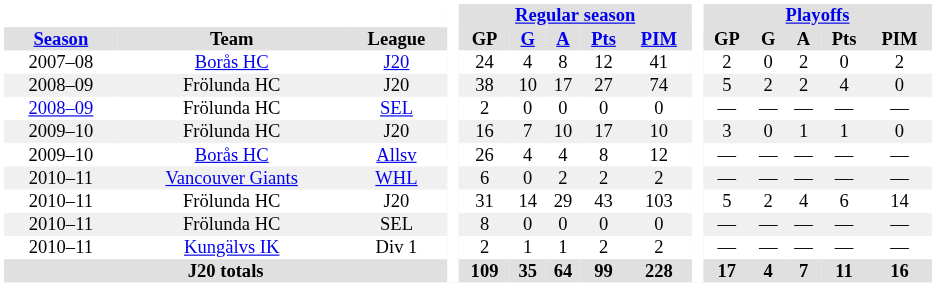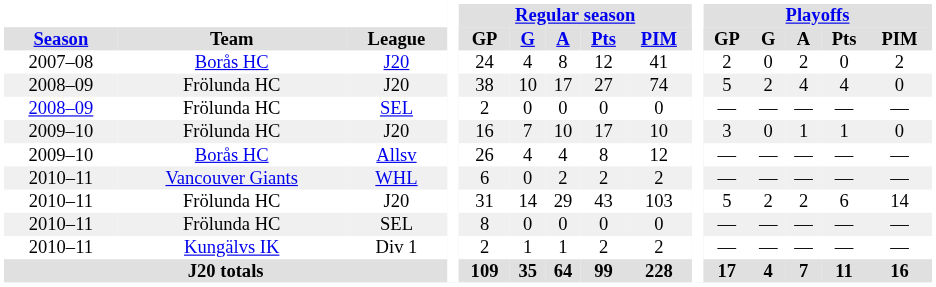(804, 85) 2 -> (804, 85) 4
(804, 201) 4 -> (804, 201) 2
